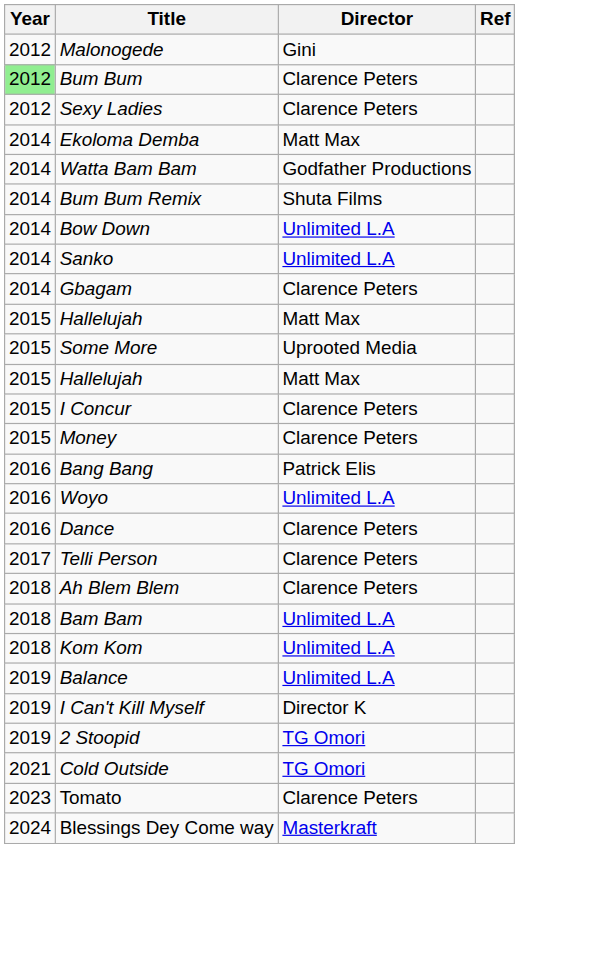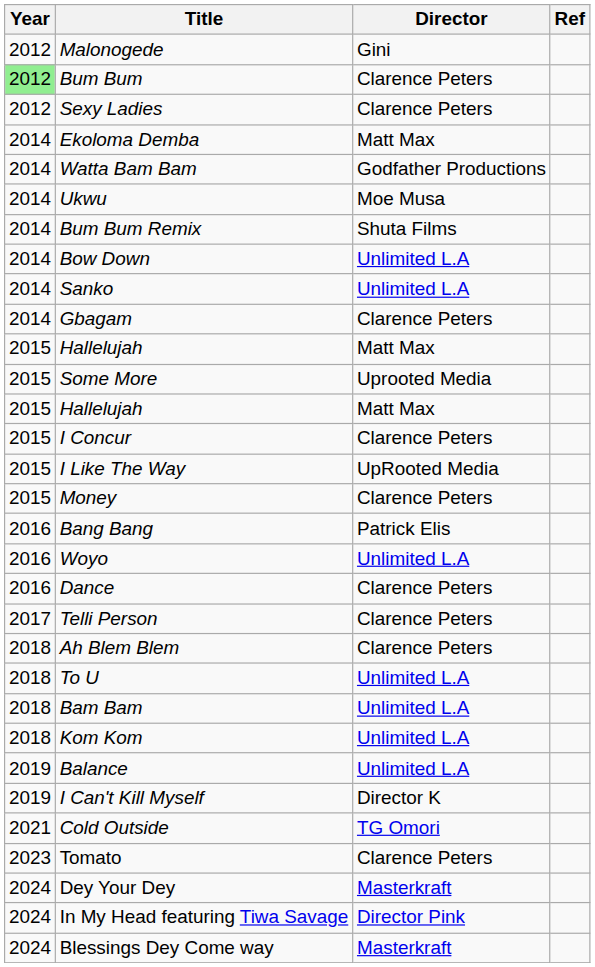+ row: (83, 199)
+ row: (122, 468)
+ row: (79, 678)
- row: (100, 738)
+ row: (117, 887)
+ row: (204, 917)
